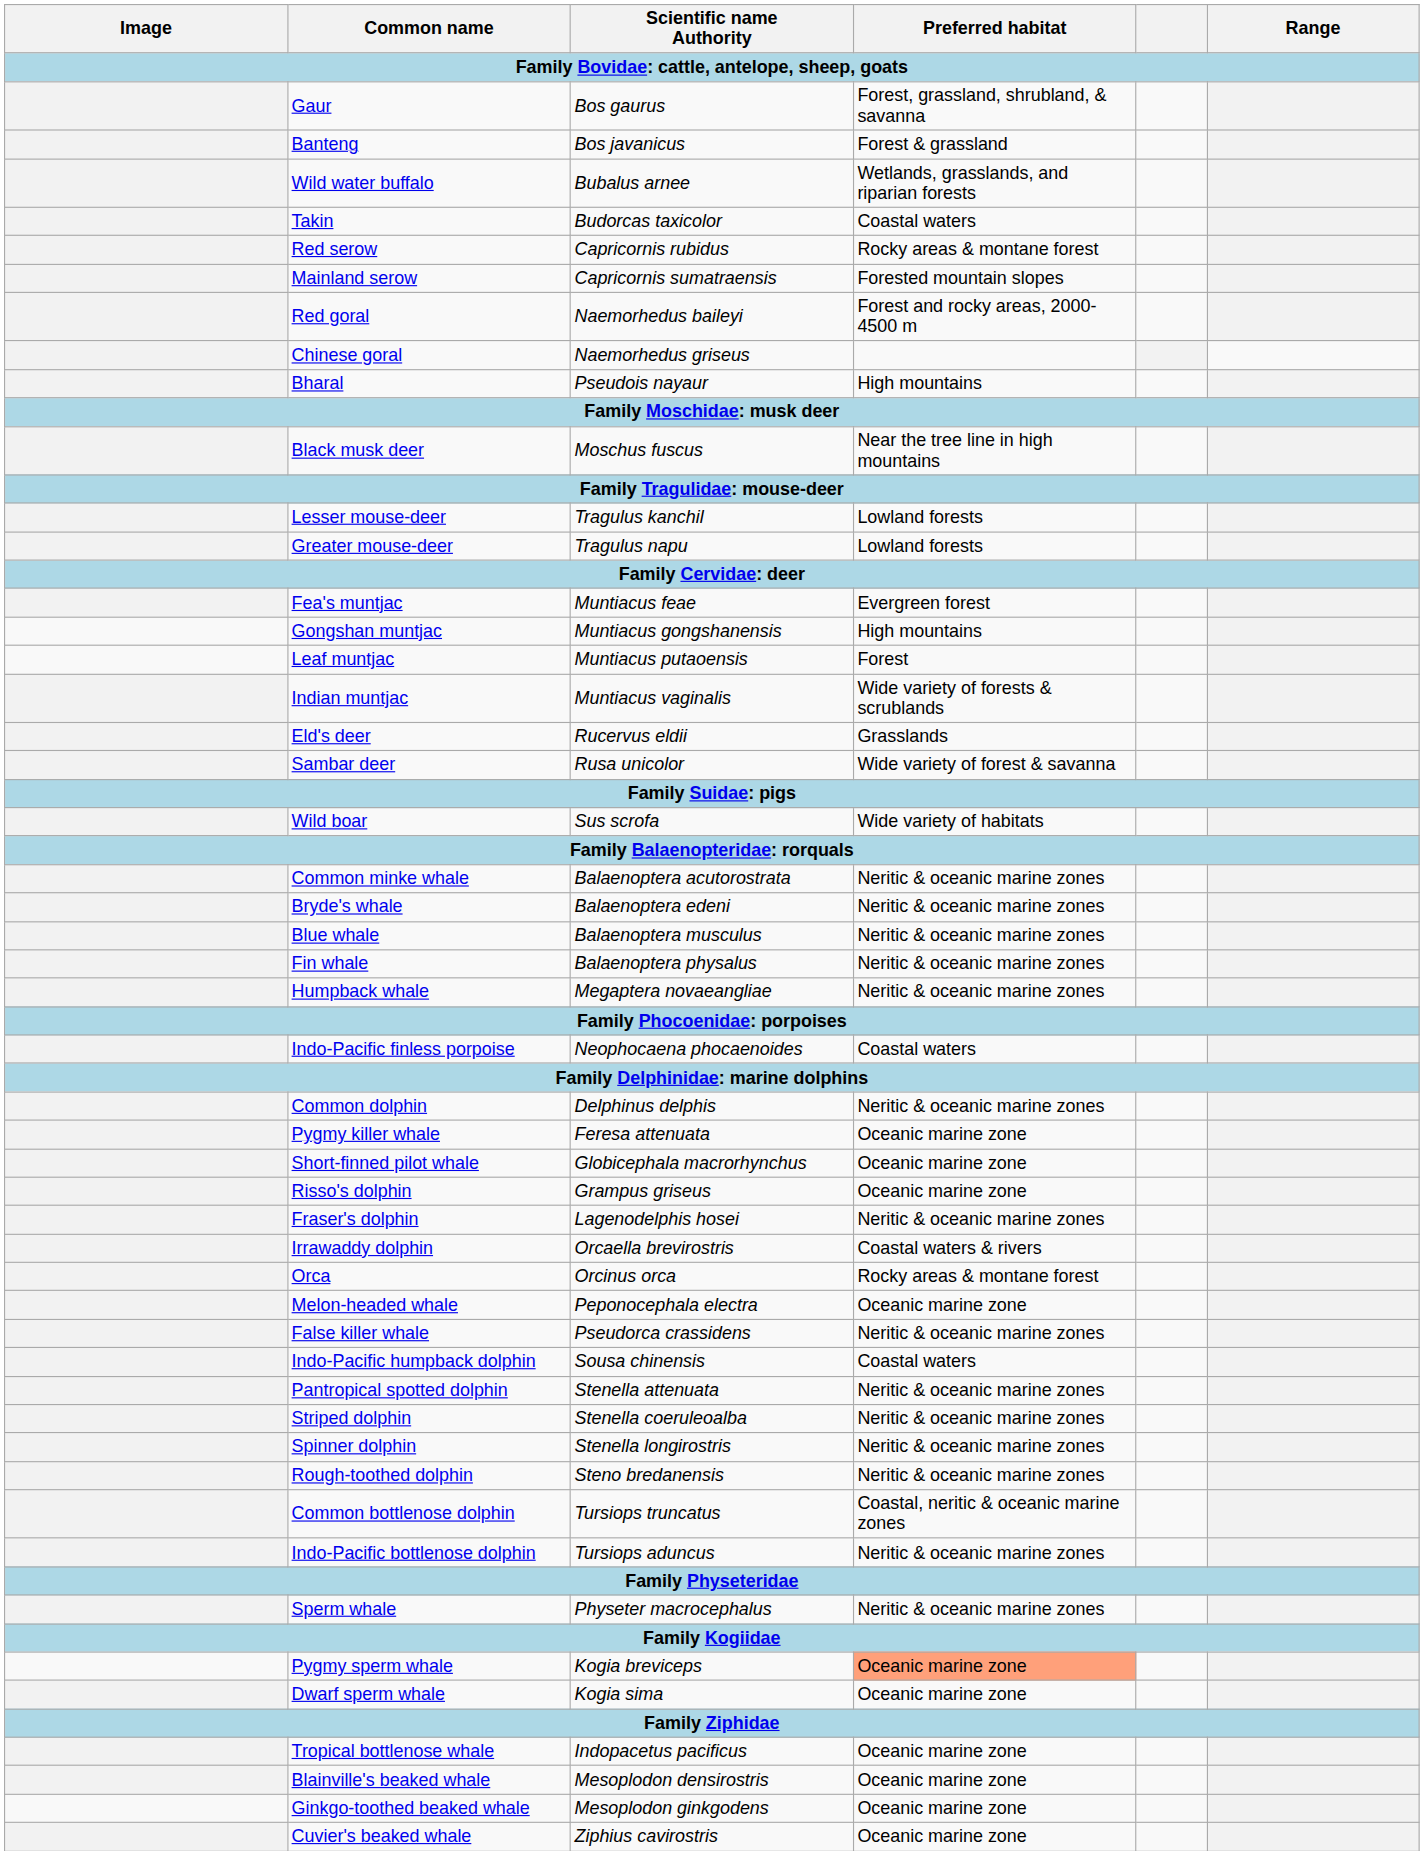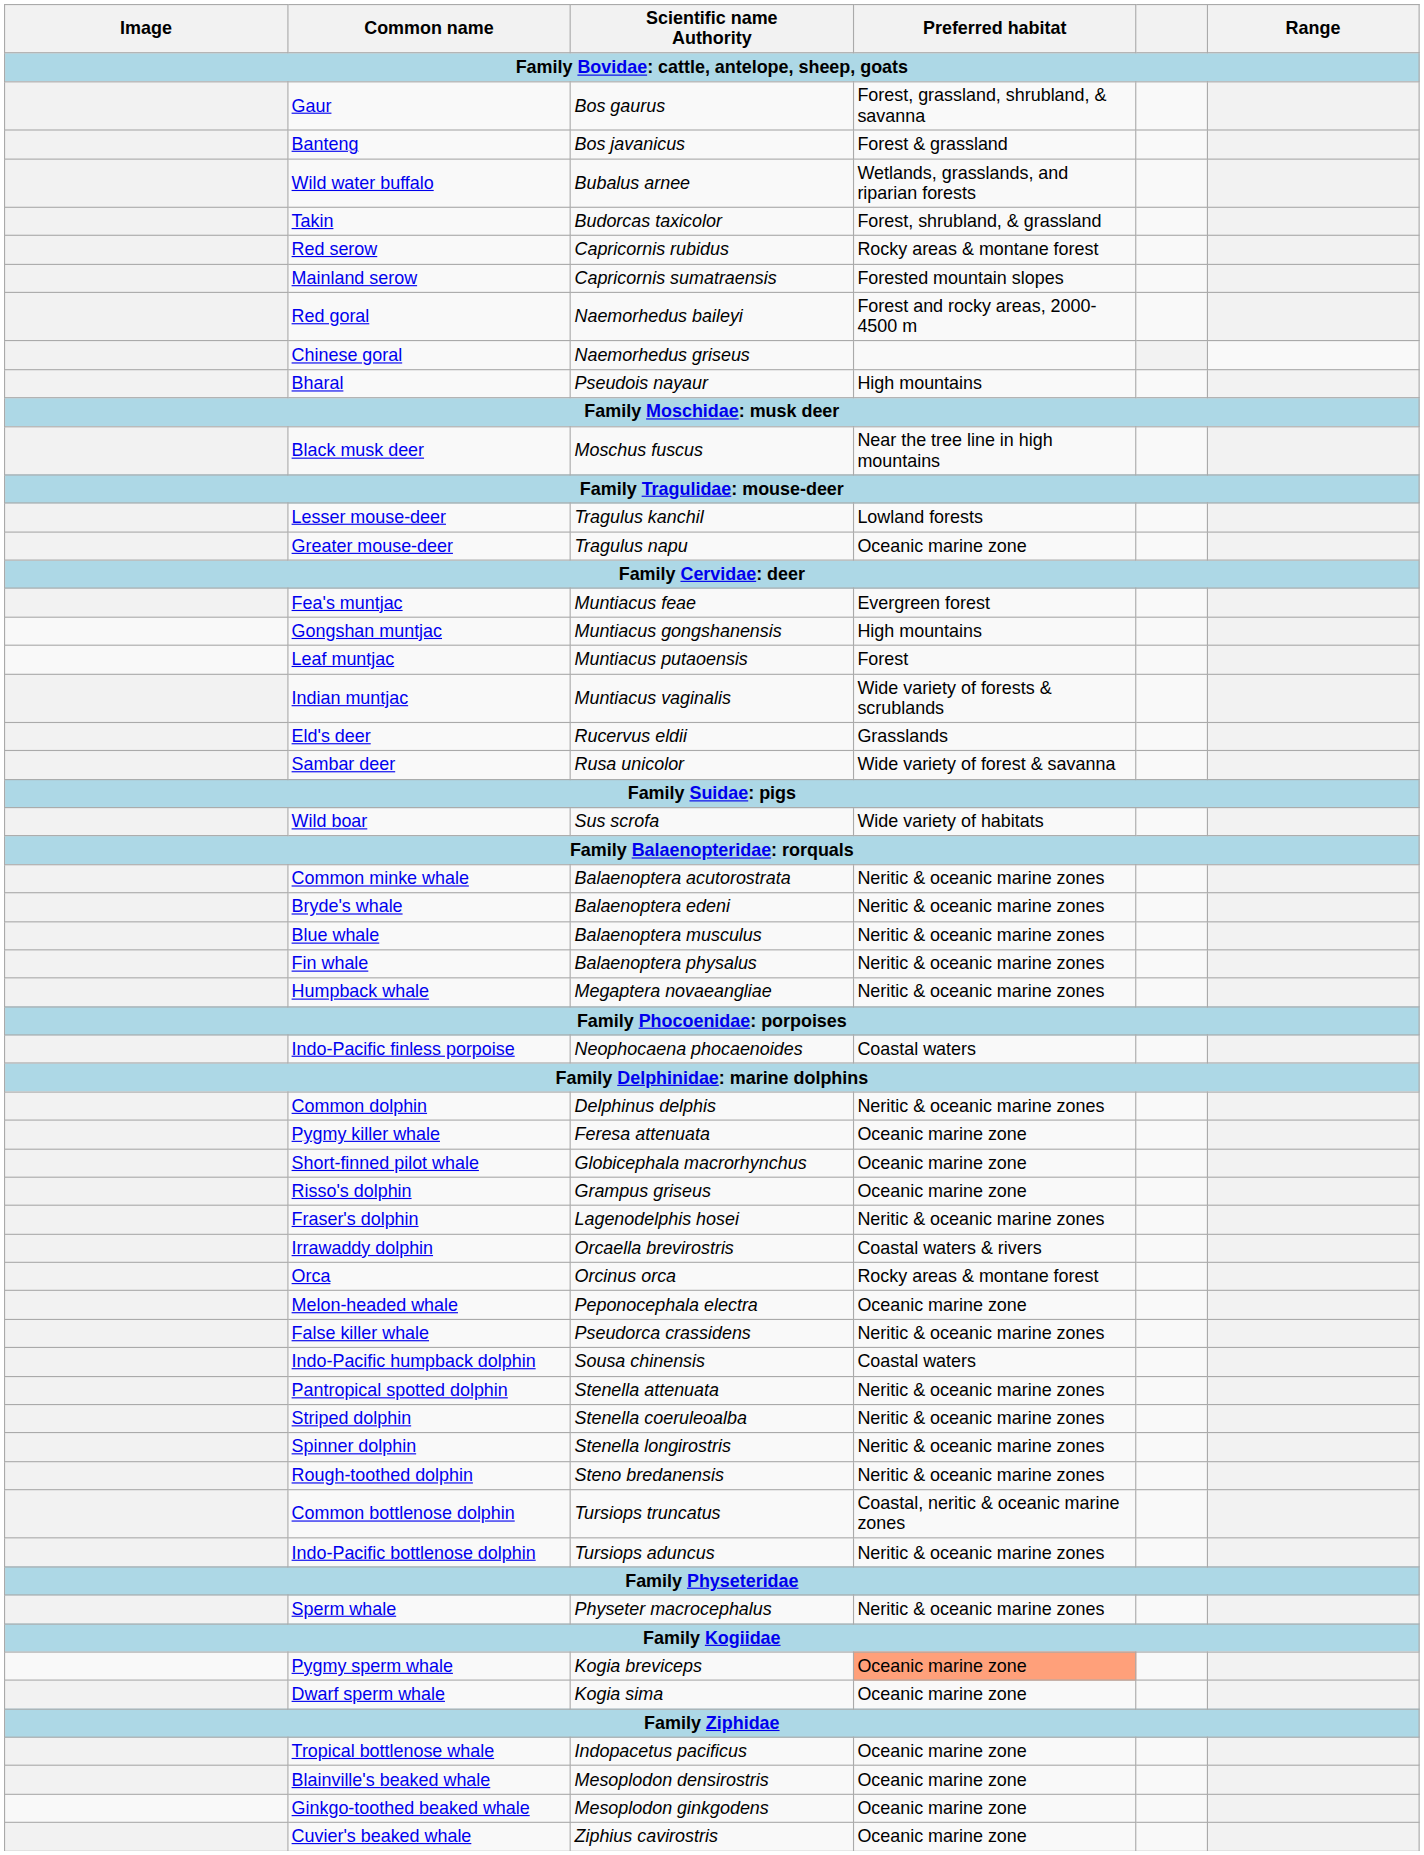(917, 221) Coastal waters -> (979, 221) Forest, shrubland, & grassland
(920, 545) Lowland forests -> (942, 545) Oceanic marine zone
